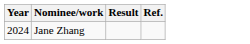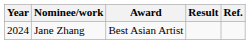+ column: (146, 13)
